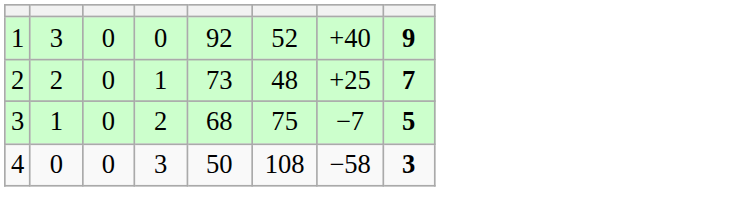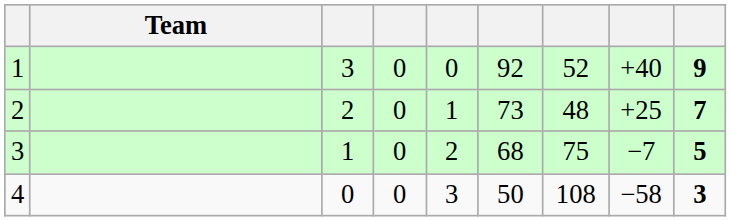+ column: (176, 25)
